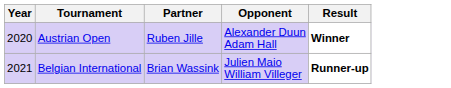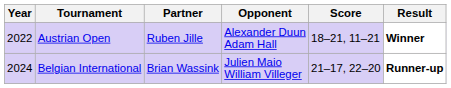+ column: (346, 14)
(20, 38) 2020 -> (20, 38) 2022
(20, 69) 2021 -> (20, 69) 2024
